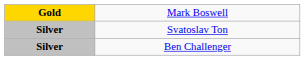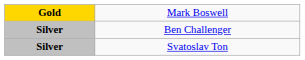rows swapped: (197, 30) <-> (197, 47)
